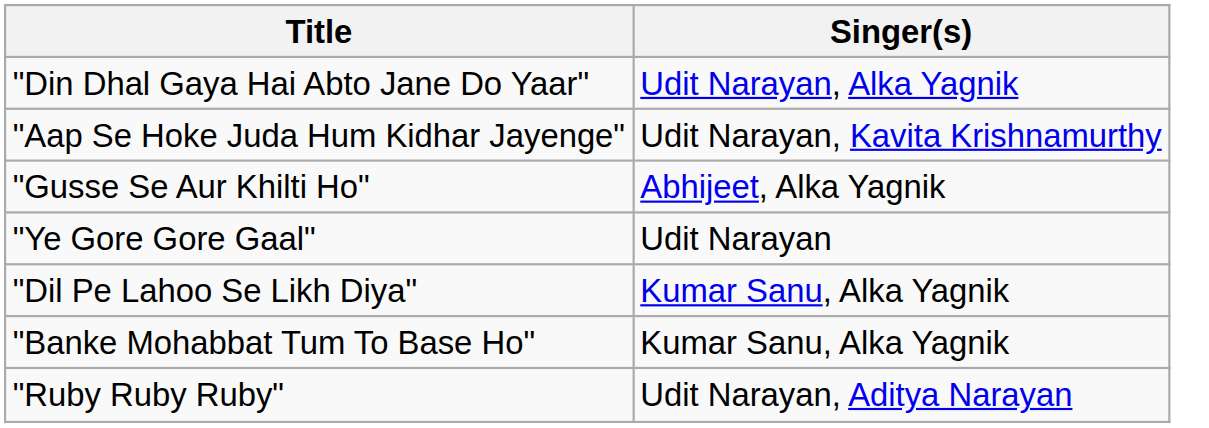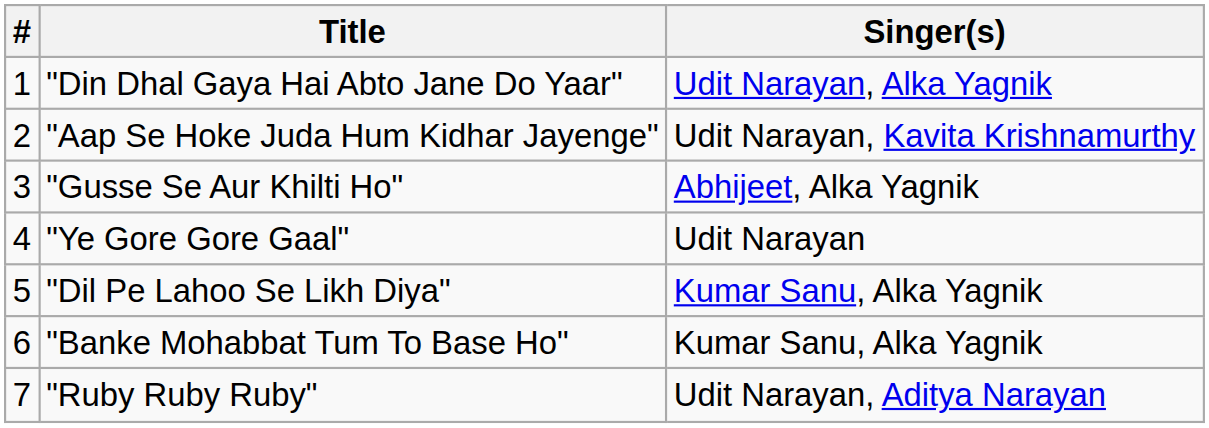+ column: (22, 31)
